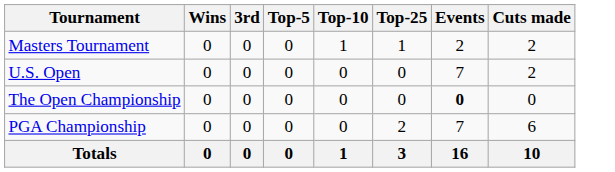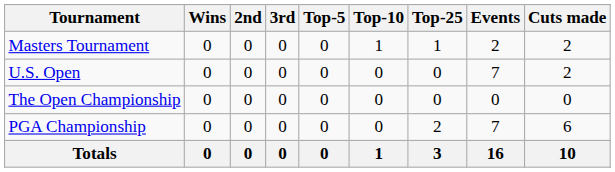+ column: (248, 18)
(460, 99) bold -> (495, 99) normal
